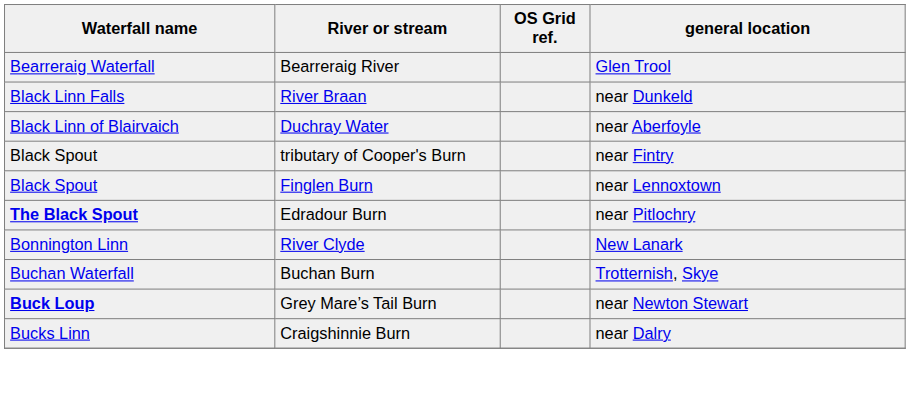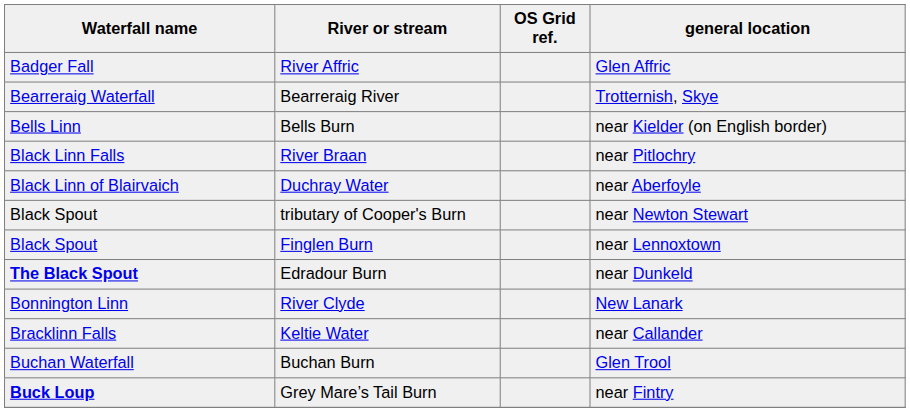+ row: (320, 67)
(633, 67) Glen Trool -> (657, 96) Trotternish, Skye
+ row: (317, 126)
(644, 96) near Dunkeld -> (645, 155) near Pitlochry
(635, 155) near Fintry -> (672, 215) near Newton Stewart
(645, 215) near Pitlochry -> (644, 274) near Dunkeld
+ row: (324, 333)
(657, 274) Trotternish, Skye -> (633, 363) Glen Trool
(672, 303) near Newton Stewart -> (635, 392) near Fintry
- row: (345, 333)
